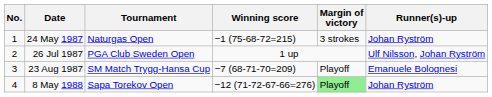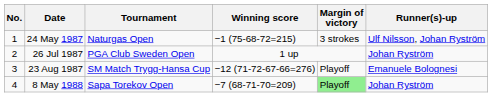(401, 38) Johan Ryström -> (427, 38) Ulf Nilsson, Johan Ryström
(427, 54) Ulf Nilsson, Johan Ryström -> (401, 54) Johan Ryström
(255, 69) −7 (68-71-70=209) -> (265, 69) −12 (71-72-67-66=276)
(265, 85) −12 (71-72-67-66=276) -> (255, 85) −7 (68-71-70=209)
